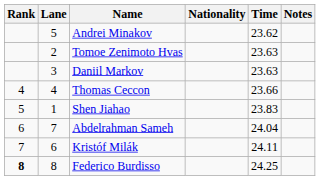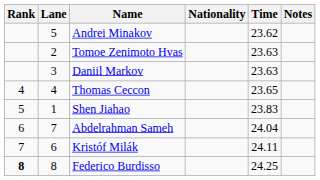(265, 90) 23.66 -> (265, 90) 23.65
